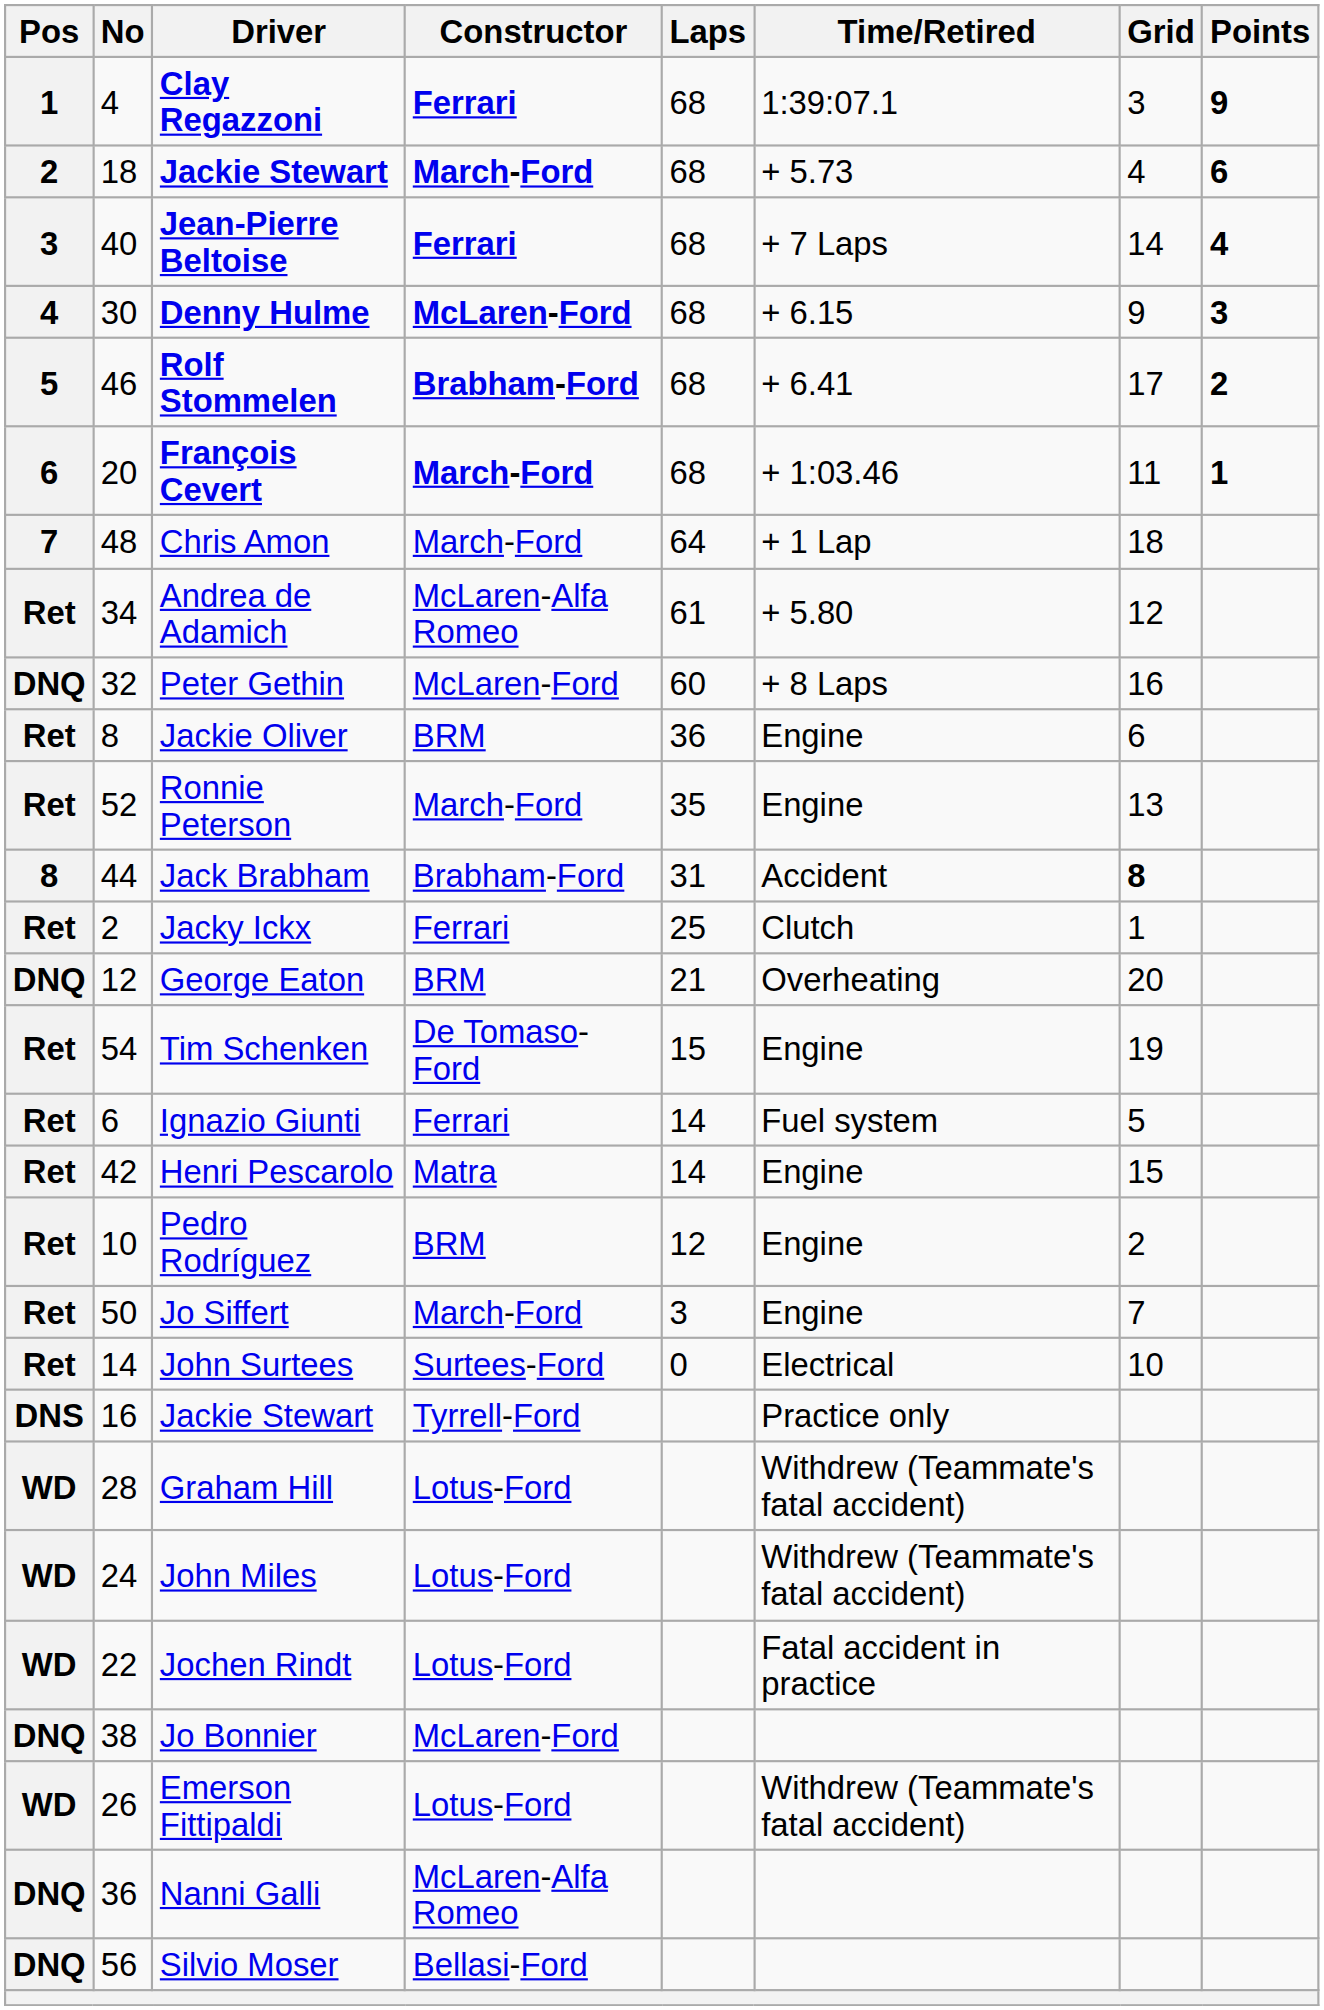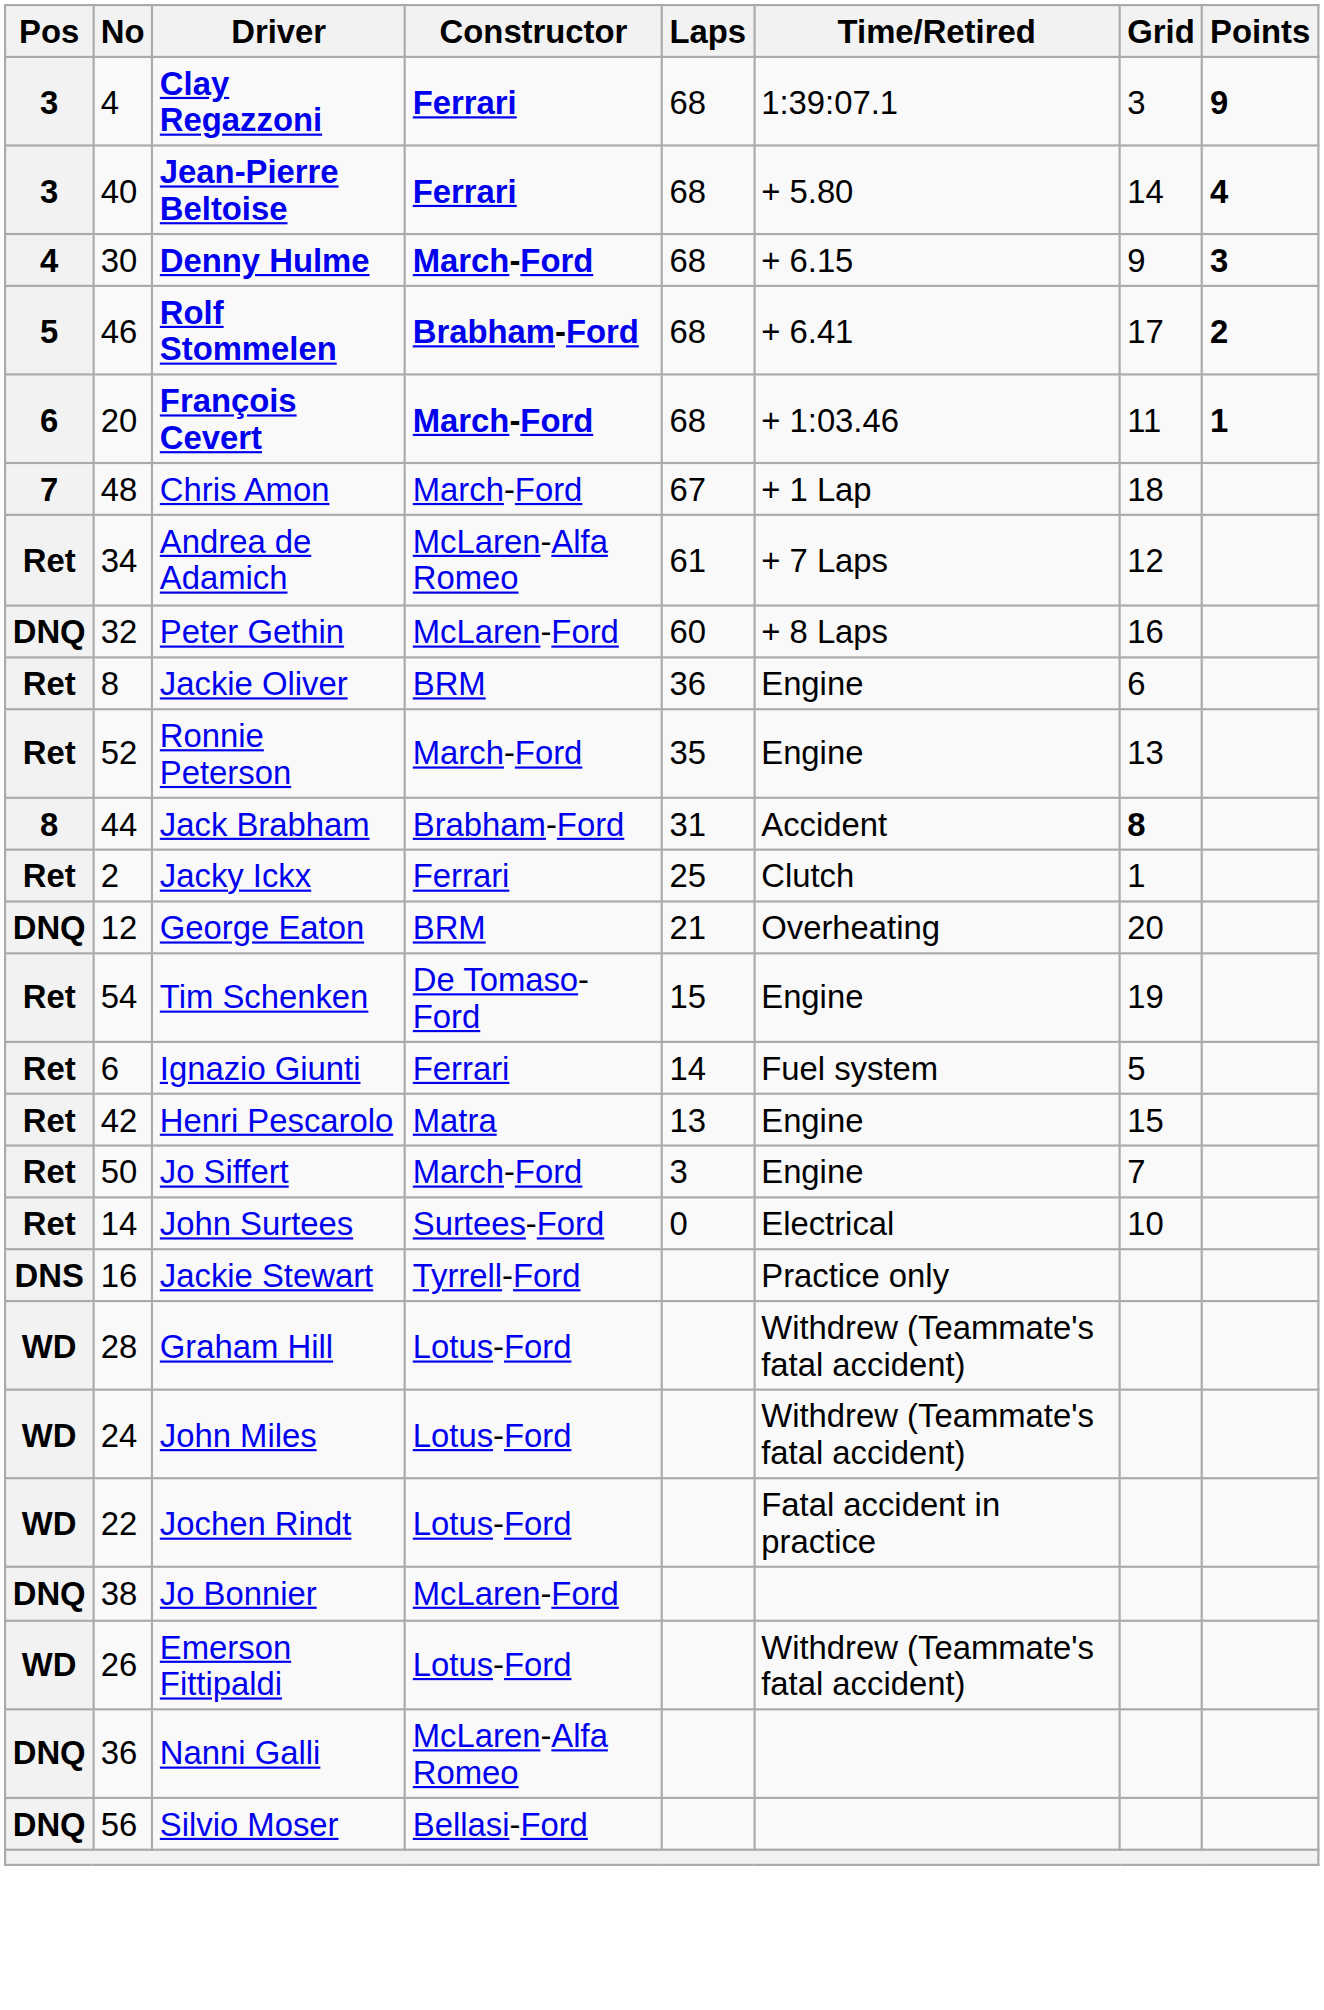(49, 102) 1 -> (49, 102) 3
- row: (119, 172)
(825, 242) + 7 Laps -> (807, 190) + 5.80
(522, 313) McLaren-Ford -> (503, 261) March-Ford
(688, 542) 64 -> (688, 490) 67
(807, 612) + 5.80 -> (825, 560) + 7 Laps
(688, 1172) 14 -> (688, 1120) 13
- row: (119, 1242)
